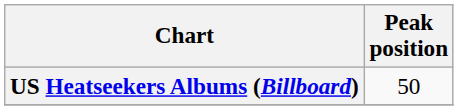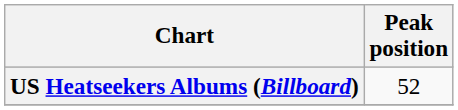(409, 85) 50 -> (409, 85) 52
